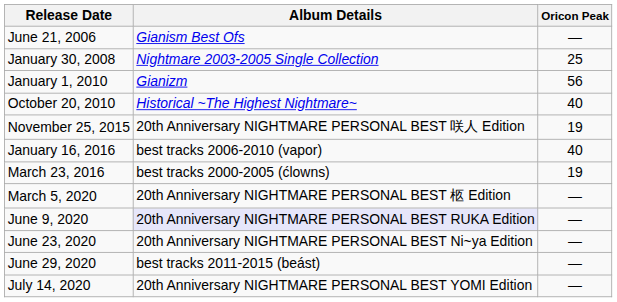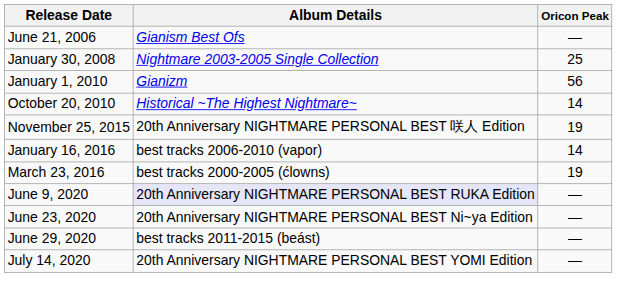(575, 103) 40 -> (575, 103) 14
(575, 150) 40 -> (575, 150) 14
- row: (52, 196)
